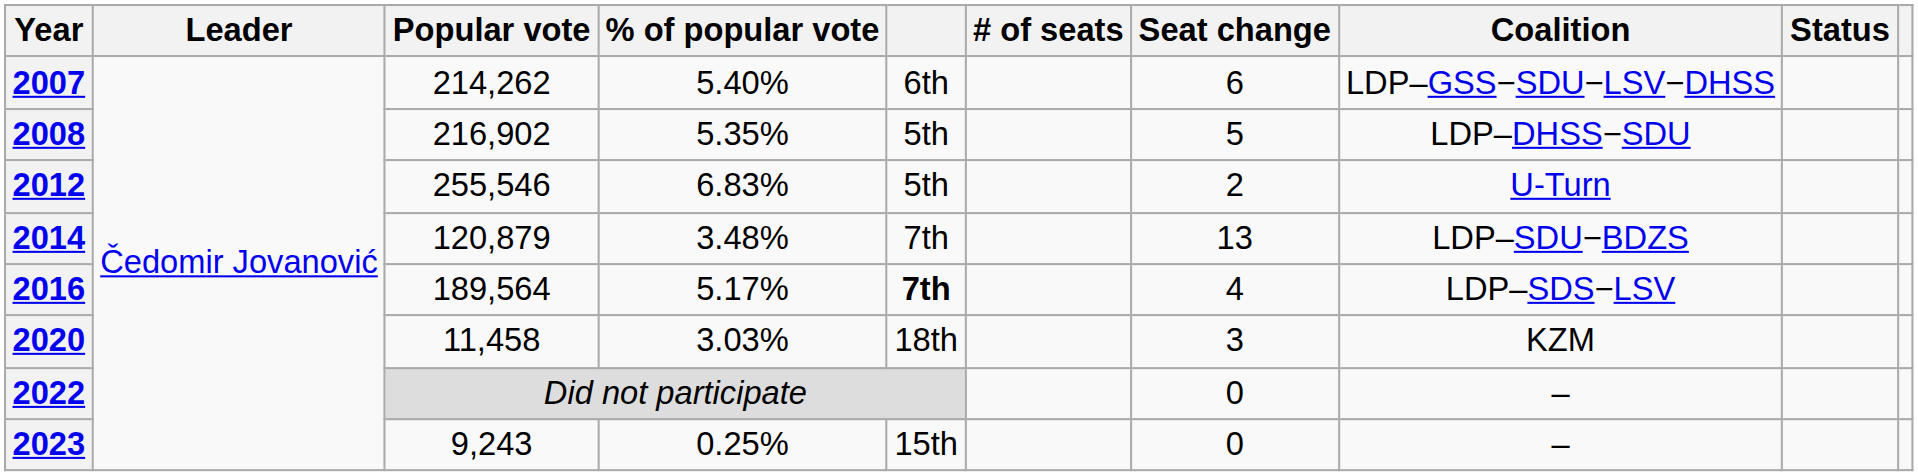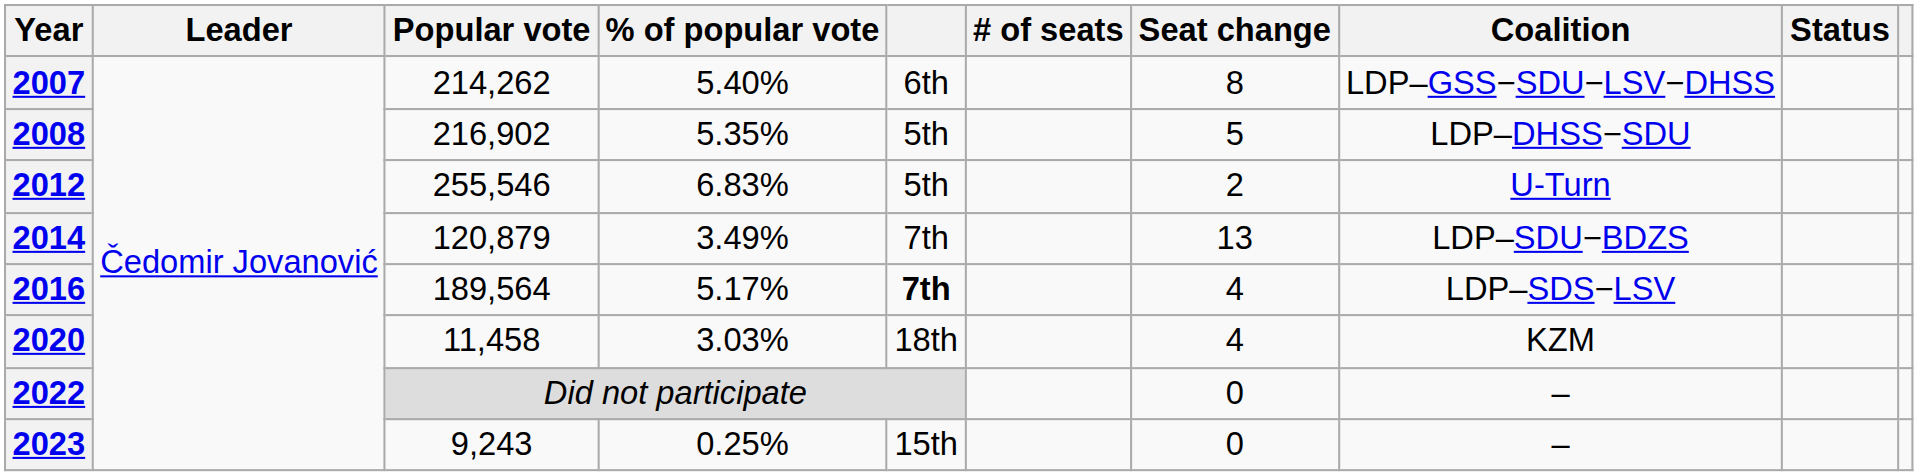(1235, 82) 6 -> (1235, 82) 8
(742, 237) 3.48% -> (742, 237) 3.49%
(1235, 340) 3 -> (1235, 340) 4
